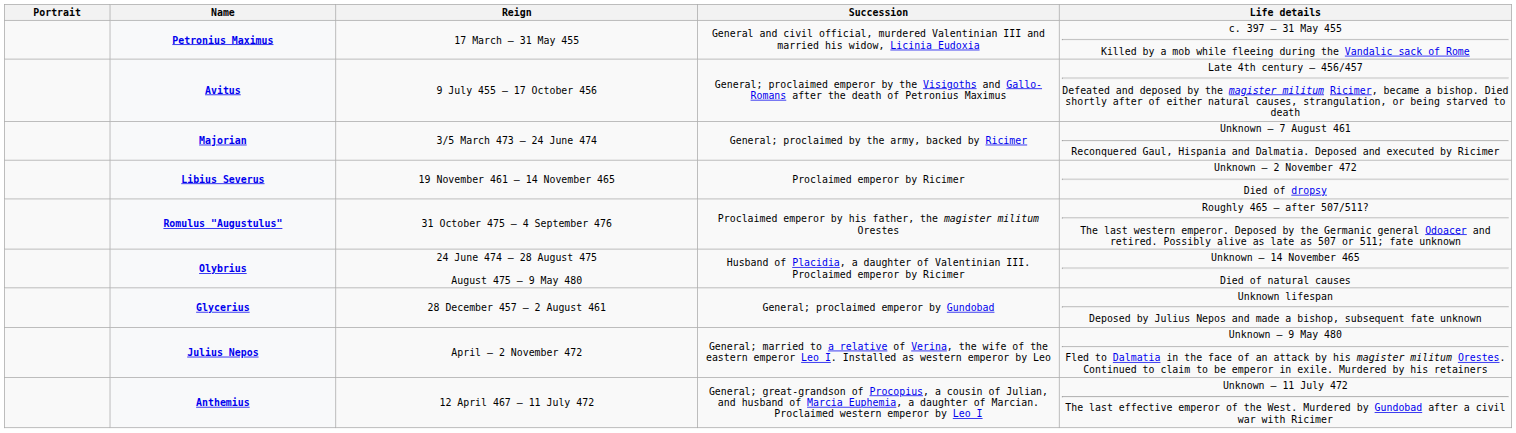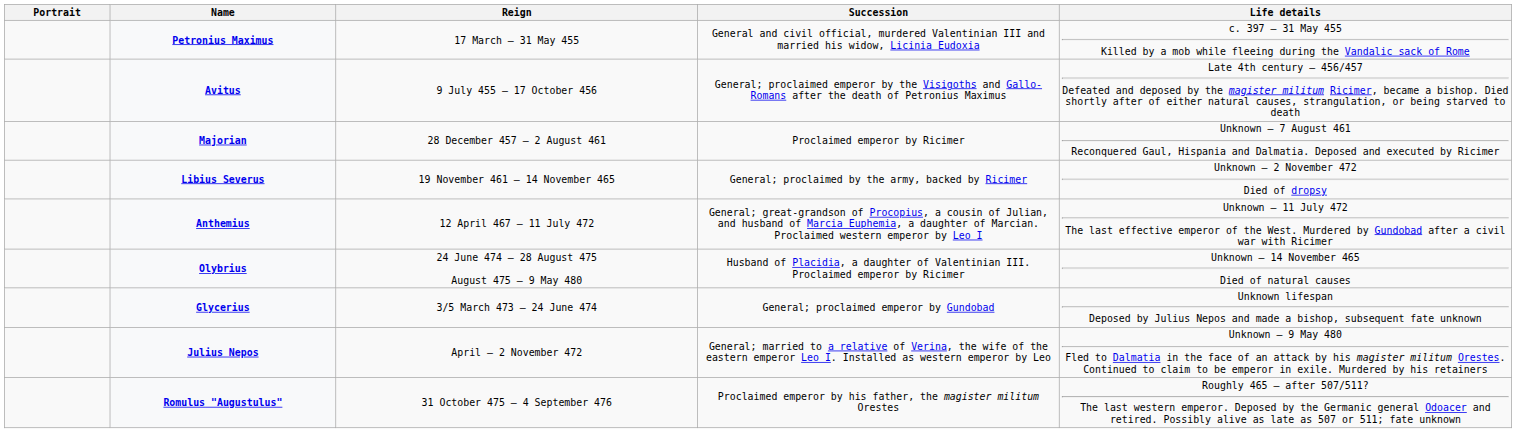(517, 141) 3/5 March 473 – 24 June 474 -> (517, 141) 28 December 457 – 2 August 461
(878, 141) General; proclaimed by the army, backed by Ricimer -> (878, 141) Proclaimed emperor by Ricimer
(878, 179) Proclaimed emperor by Ricimer -> (878, 179) General; proclaimed by the army, backed by Ricimer
rows swapped: (223, 402) <-> (223, 224)
(517, 308) 28 December 457 – 2 August 461 -> (517, 308) 3/5 March 473 – 24 June 474
